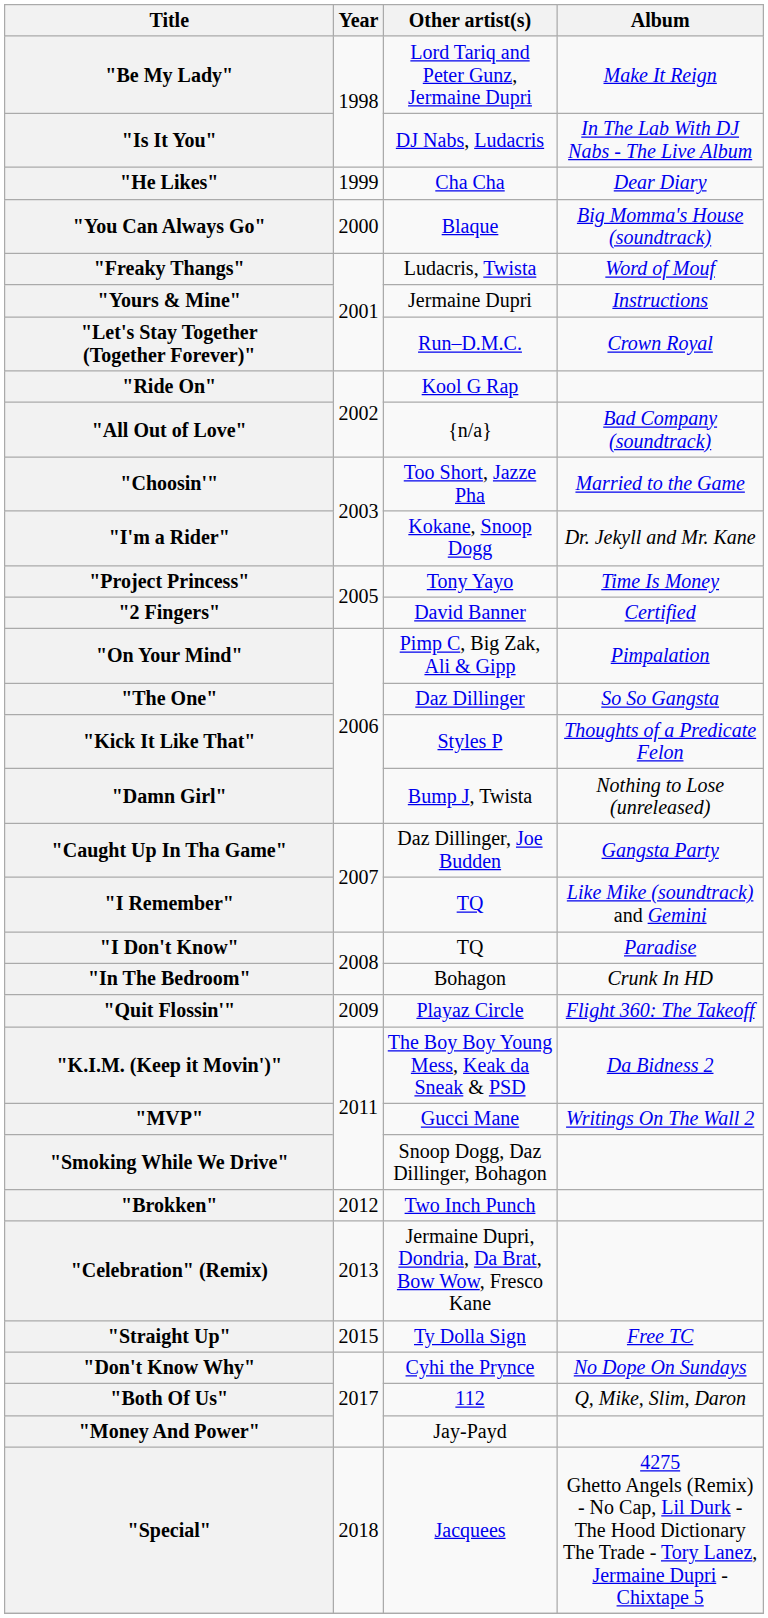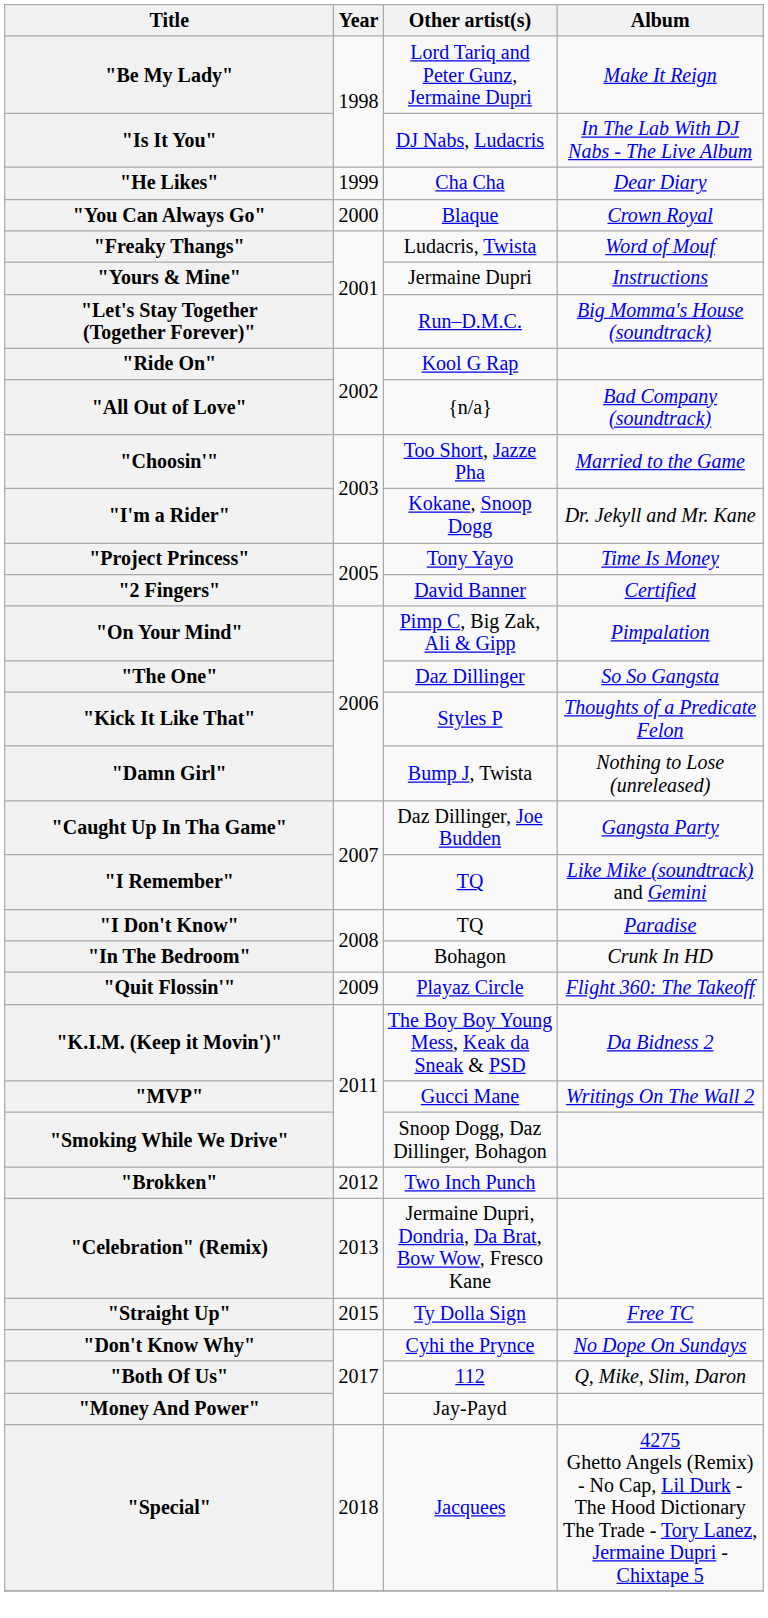(660, 225) Big Momma's House (soundtrack) -> (660, 214) Crown Royal
(660, 343) Crown Royal -> (660, 321) Big Momma's House (soundtrack)
